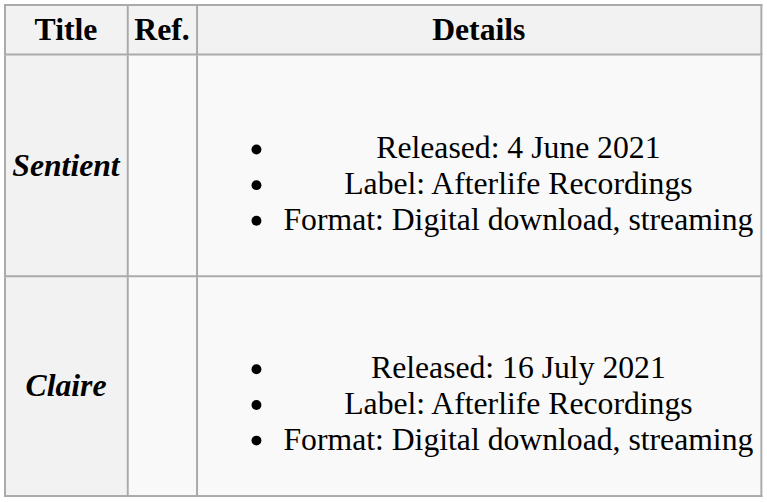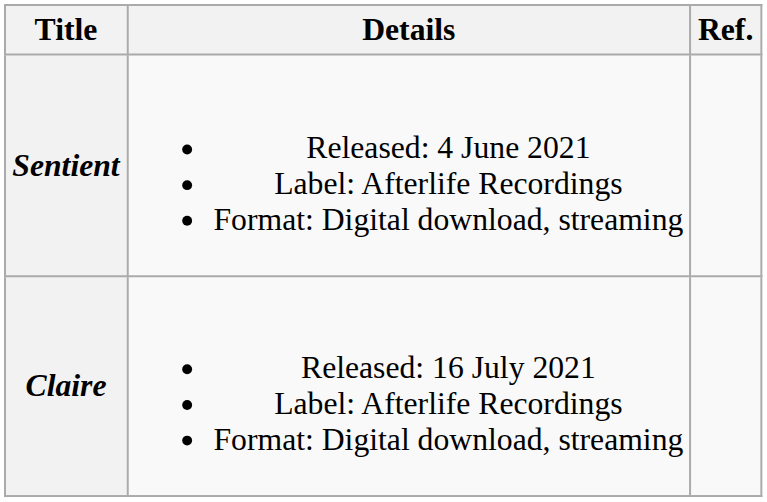columns swapped: (479, 29) <-> (162, 29)
